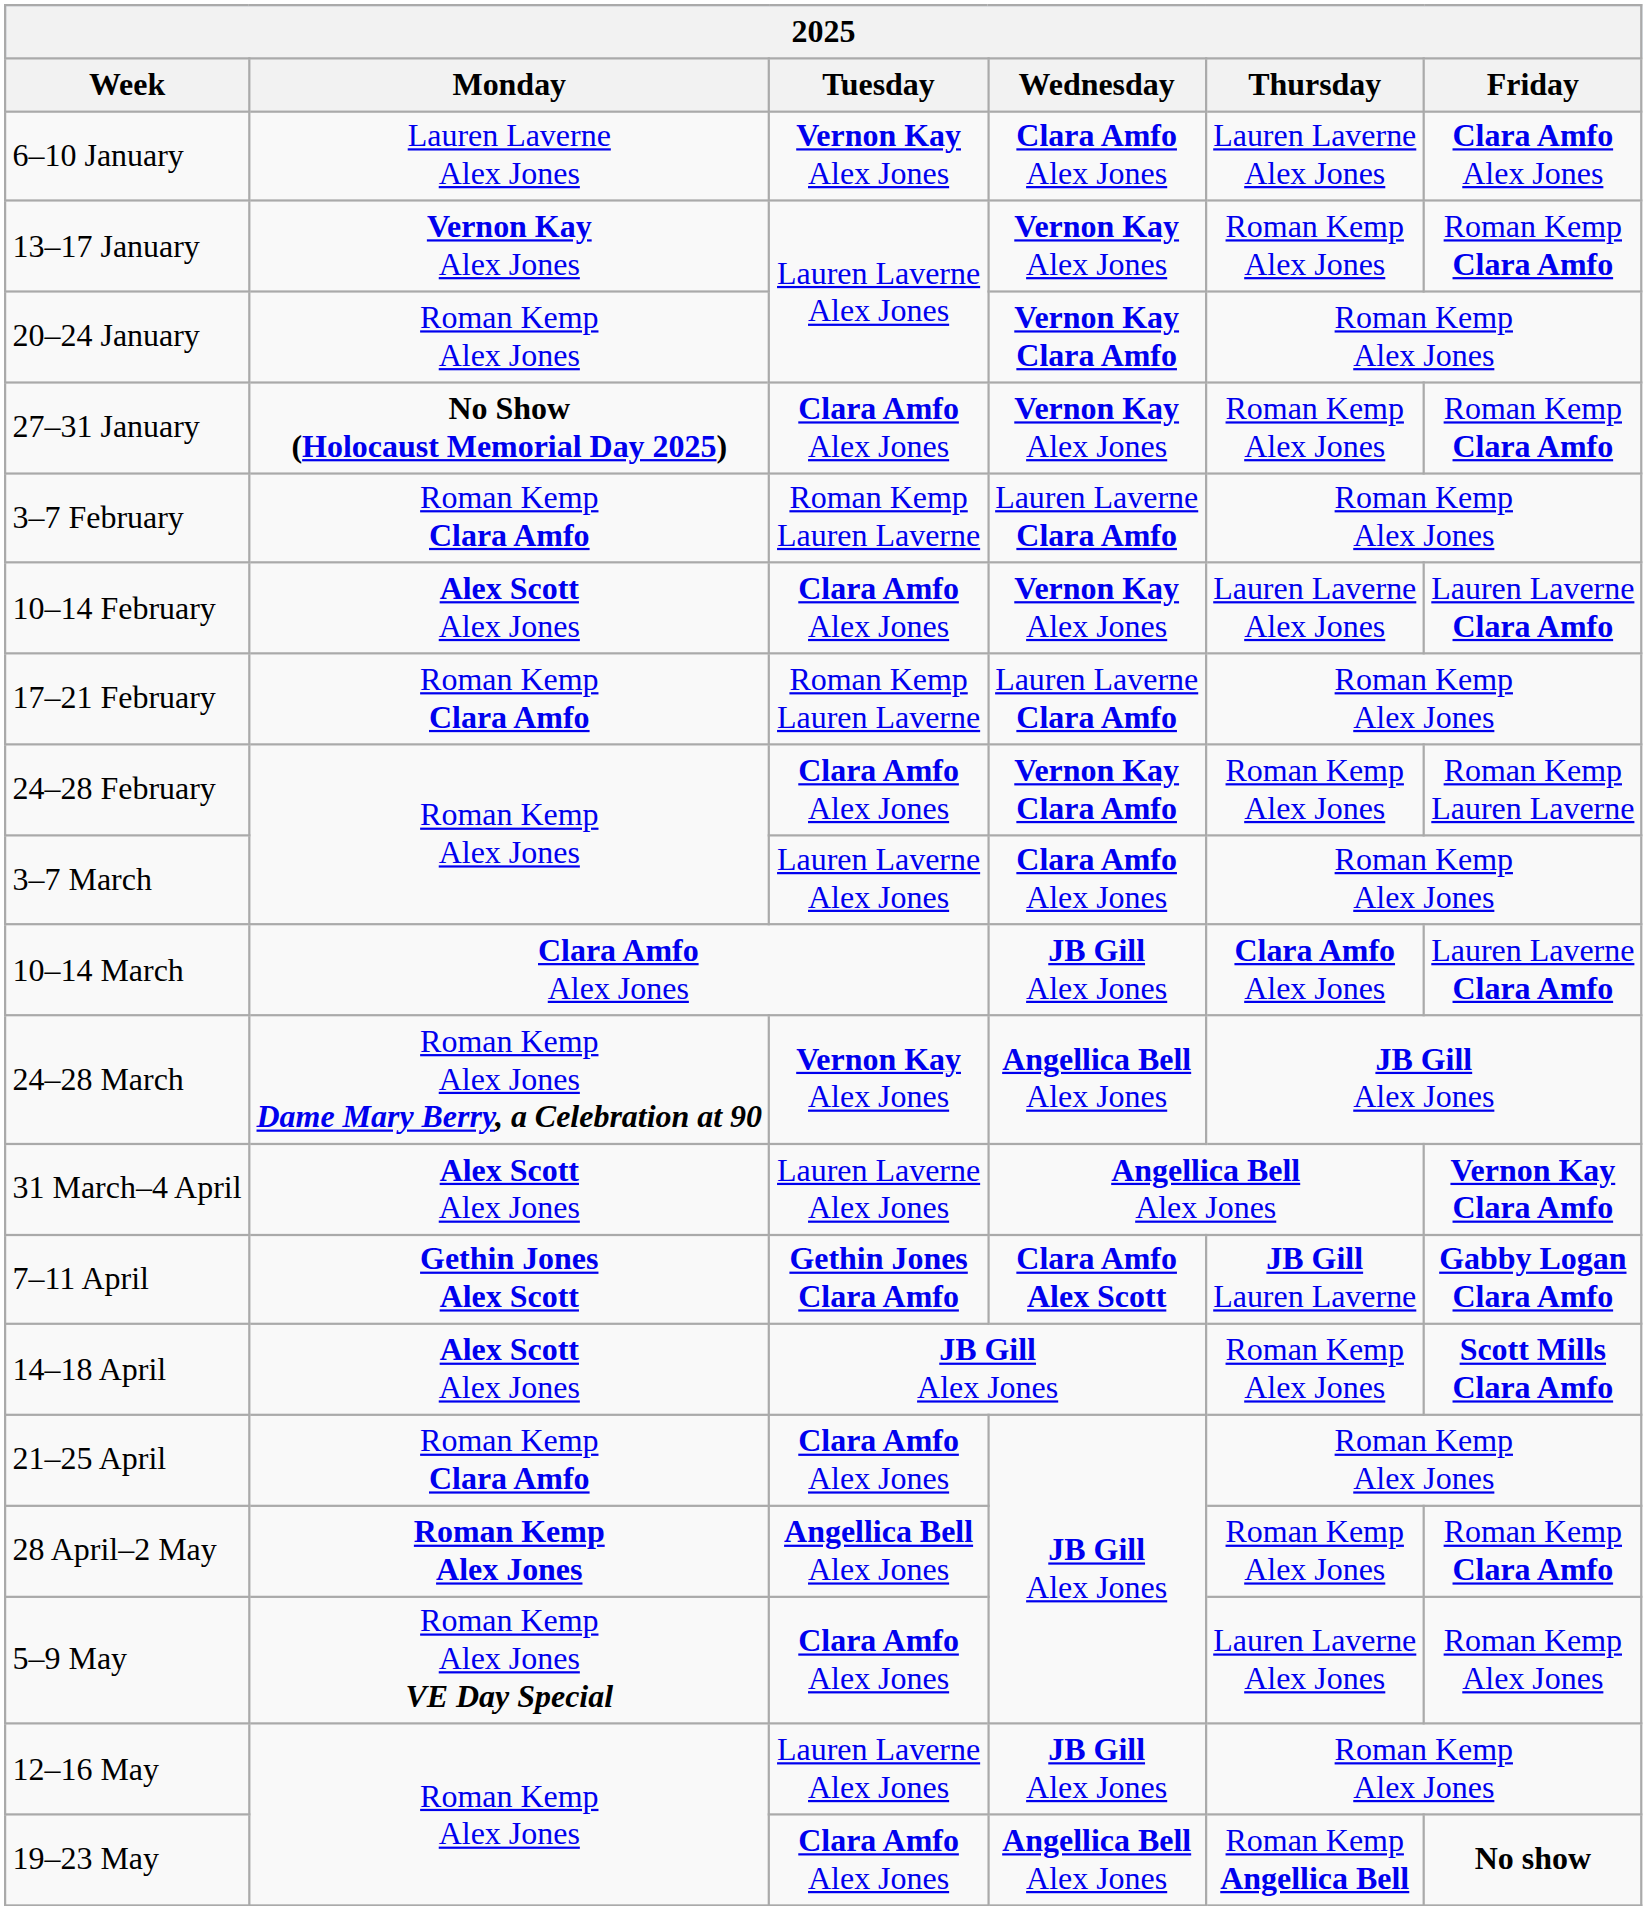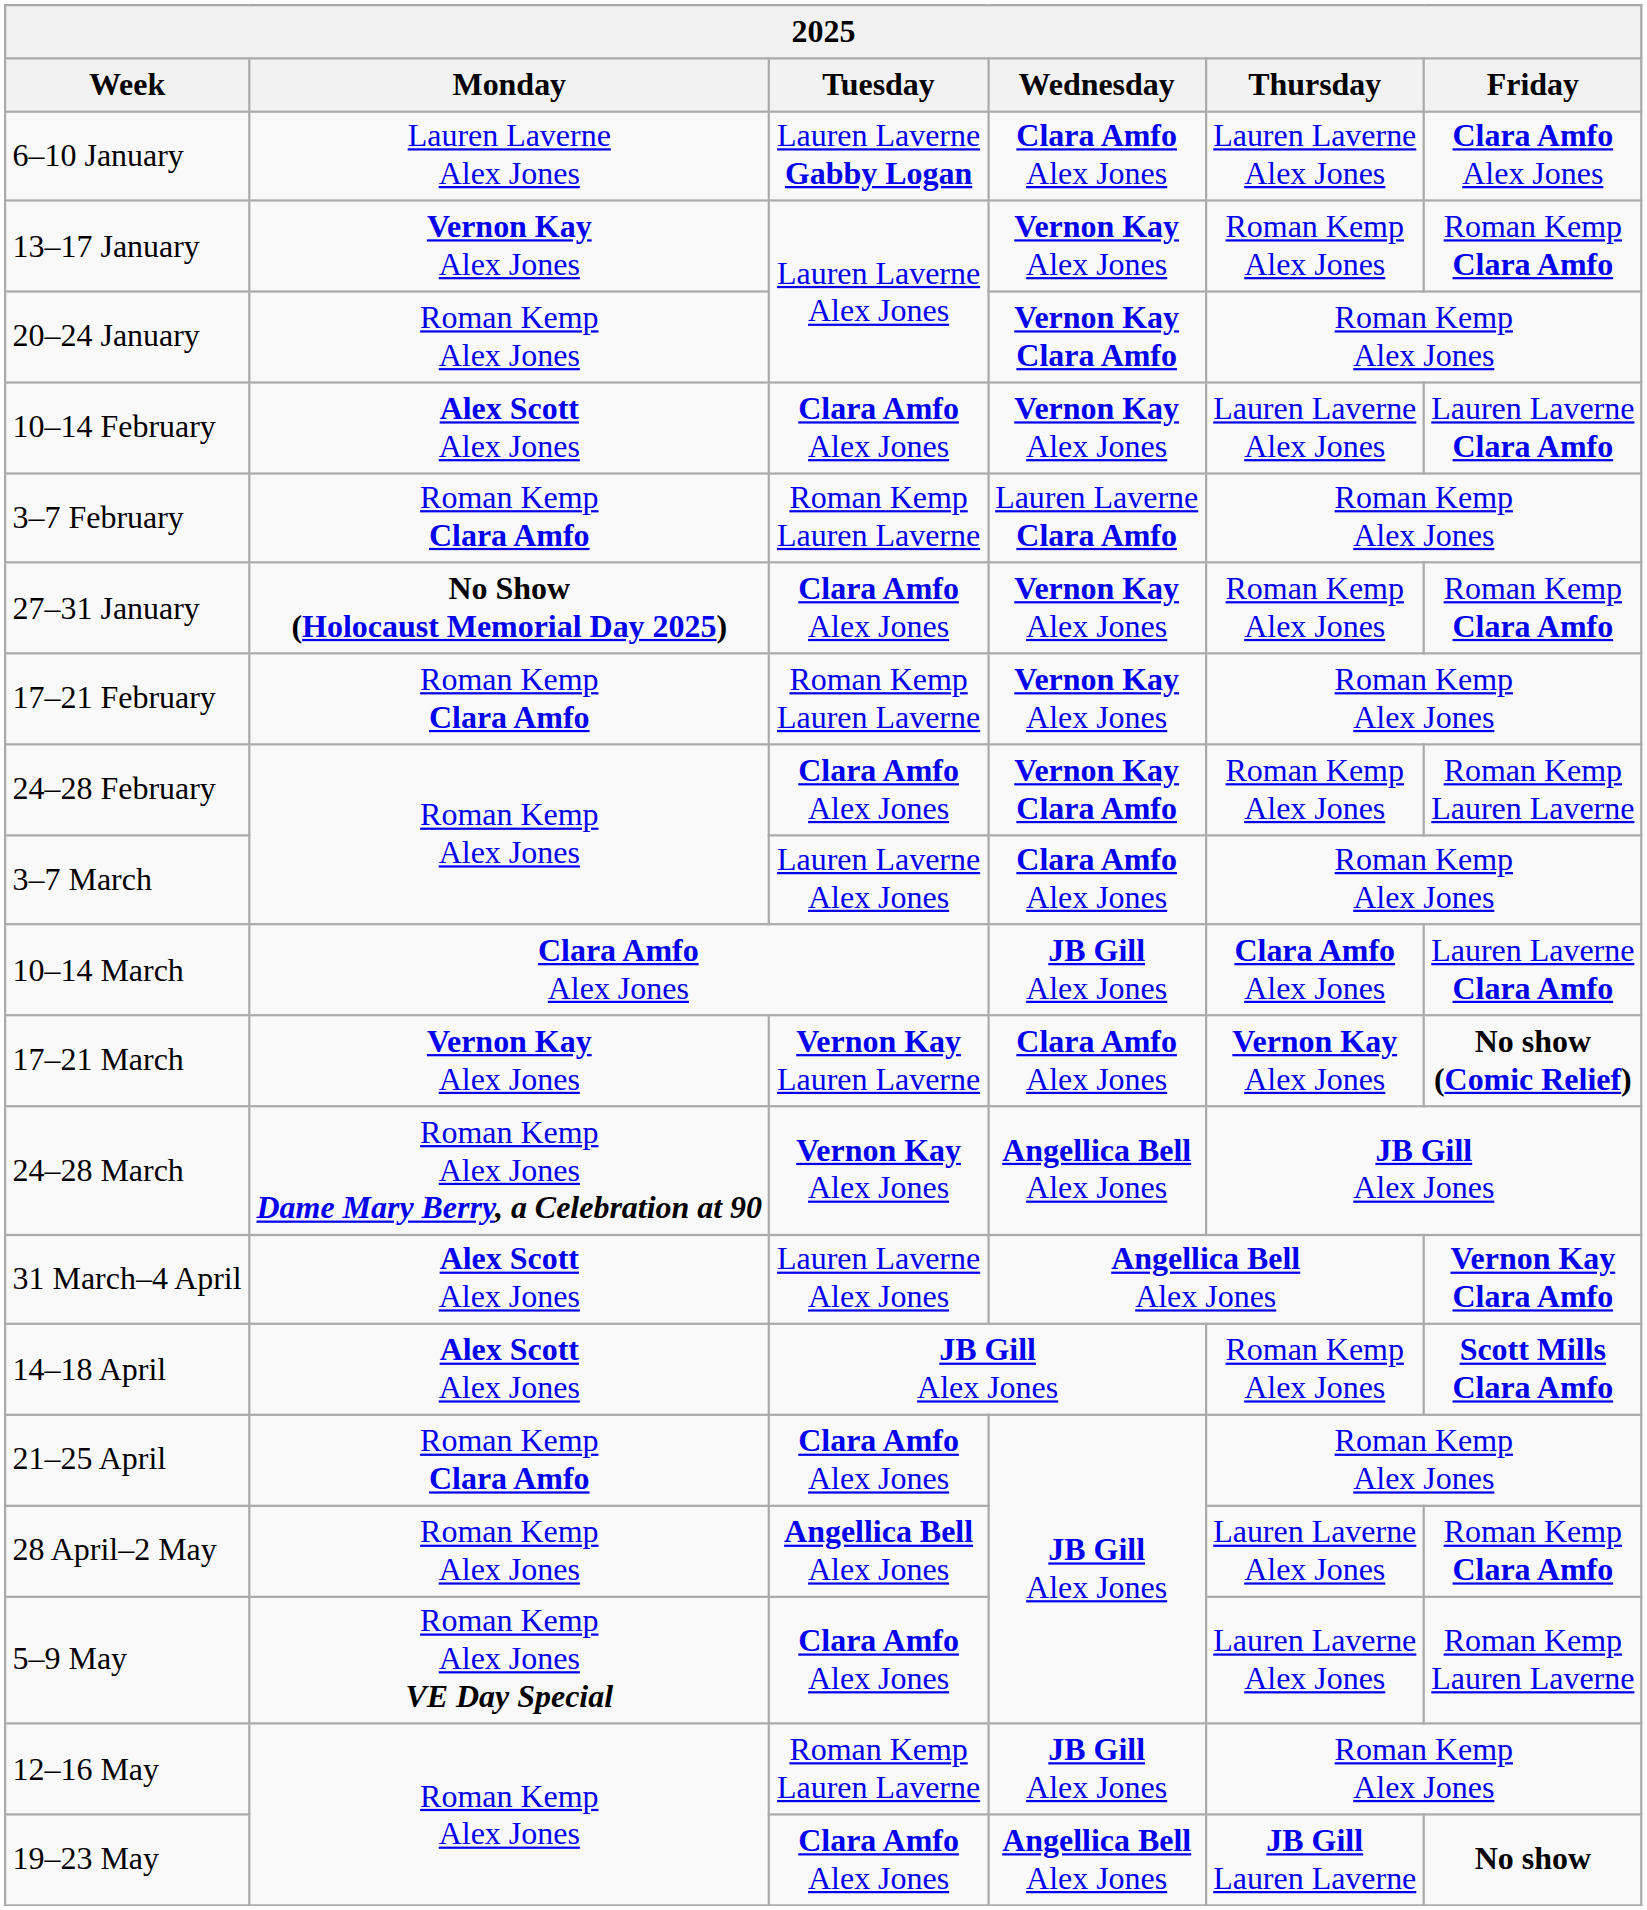(879, 155) Vernon Kay Alex Jones -> (879, 155) Lauren Laverne Gabby Logan
rows swapped: (106, 426) <-> (114, 607)
(1097, 698) Lauren Laverne Clara Amfo -> (1097, 698) Vernon Kay Alex Jones
+ row: (98, 1060)
- row: (81, 1278)
(509, 1550) bold -> (509, 1550) normal
(1315, 1550) Roman Kemp Alex Jones -> (1315, 1550) Lauren Laverne Alex Jones
(1533, 1659) Roman Kemp Alex Jones -> (1533, 1659) Roman Kemp Lauren Laverne
(879, 1768) Lauren Laverne Alex Jones -> (879, 1768) Roman Kemp Lauren Laverne
(1315, 1859) Roman Kemp Angellica Bell -> (1315, 1859) JB Gill Lauren Laverne
